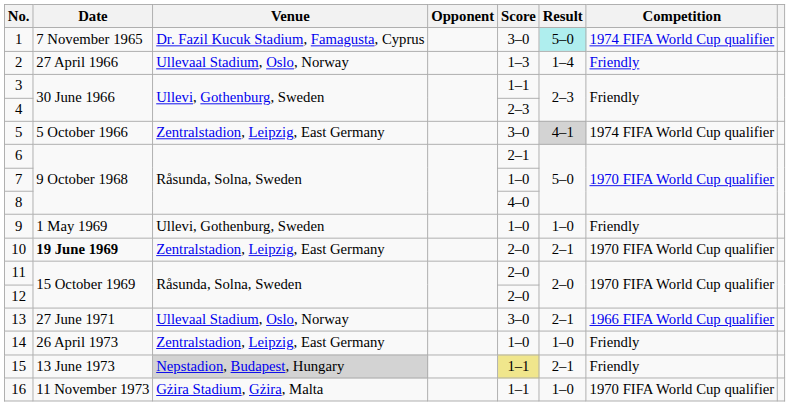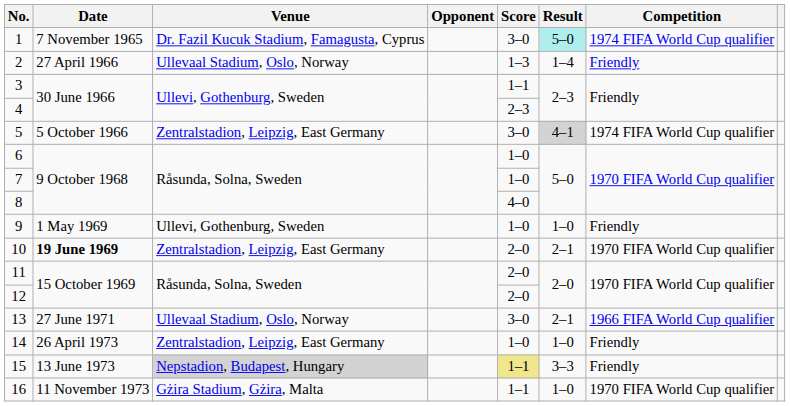(518, 156) 2–1 -> (518, 156) 1–0
(563, 366) 2–1 -> (563, 366) 3–3
